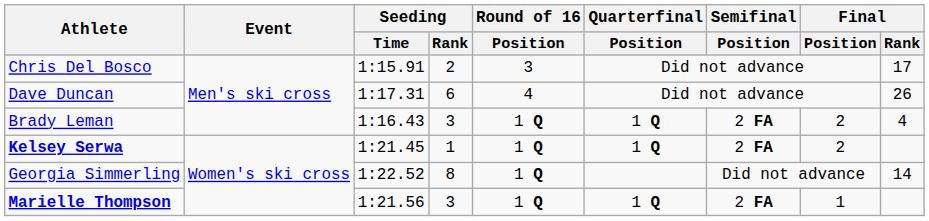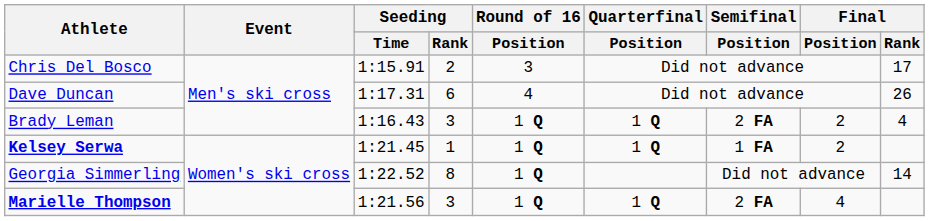(754, 148) 2 FA -> (754, 148) 1 FA
(840, 202) 1 -> (840, 202) 4
